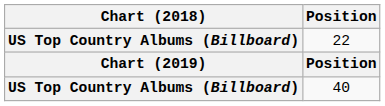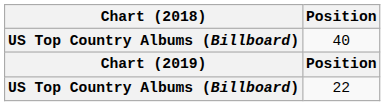rows swapped: (341, 88) <-> (341, 40)
